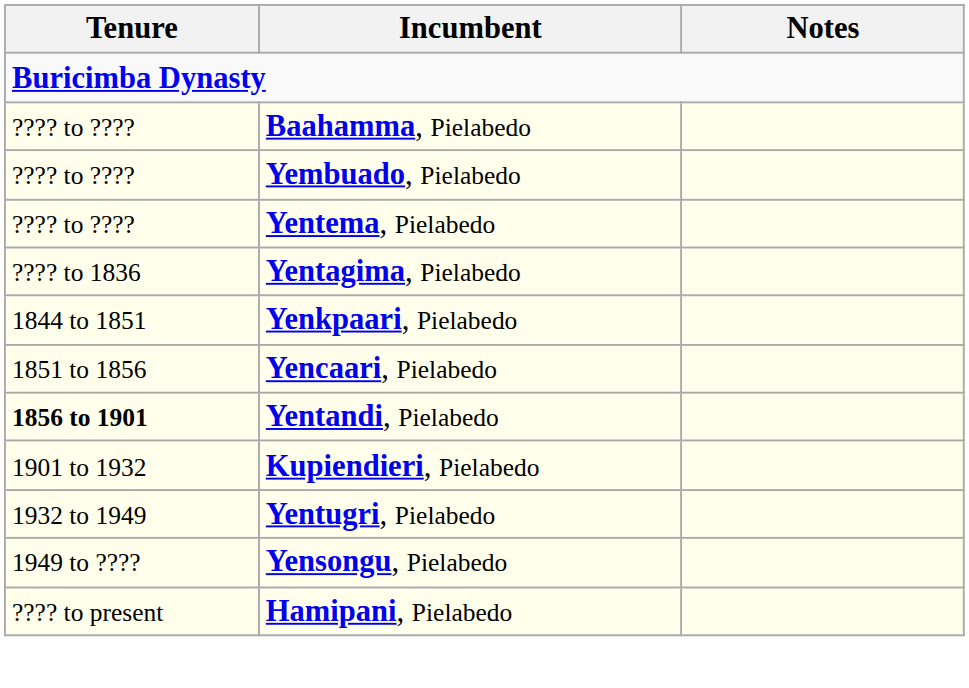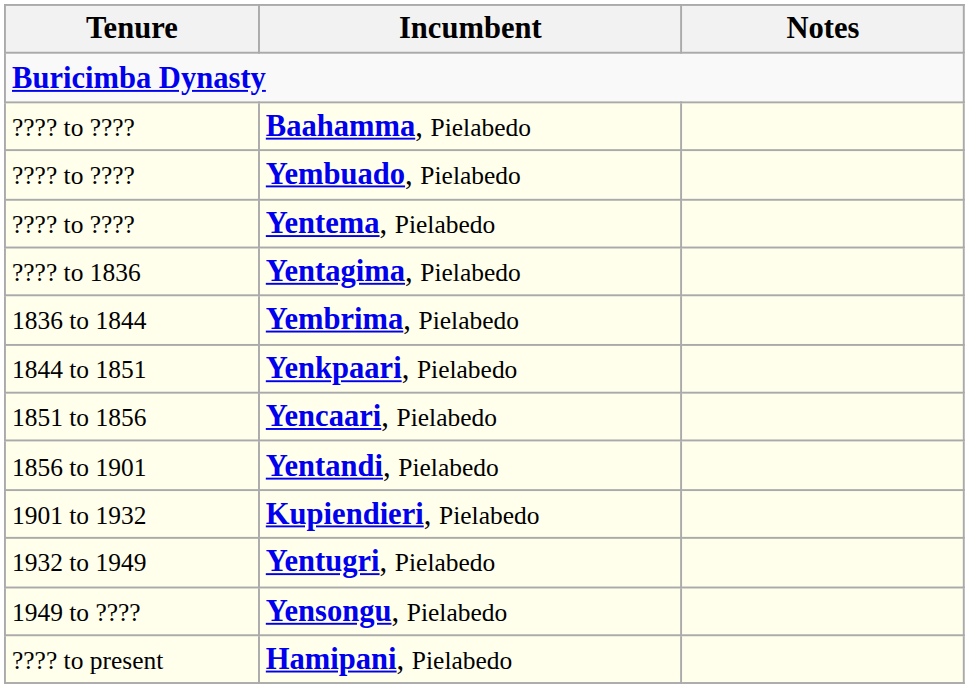+ row: (392, 319)
(80, 416) bold -> (79, 466) normal
